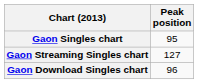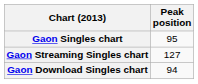(172, 70) 96 -> (172, 70) 94
